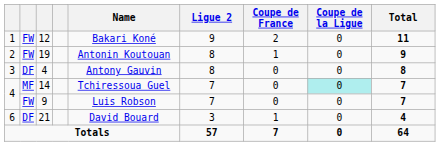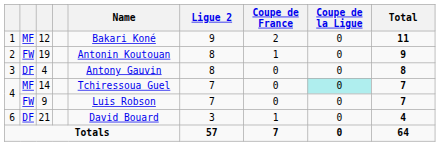(28, 39) FW -> (28, 39) MF
